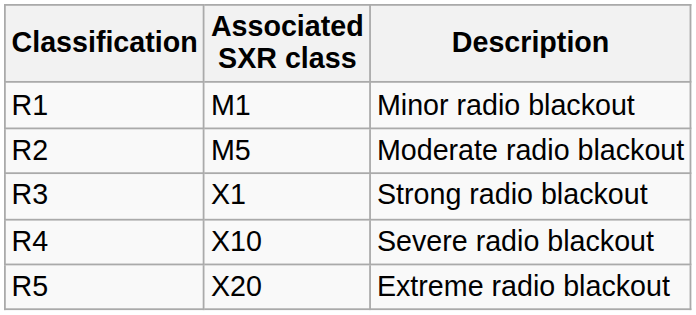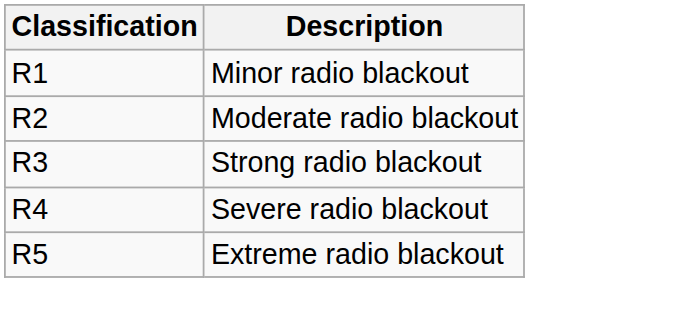- column: (287, 43)
